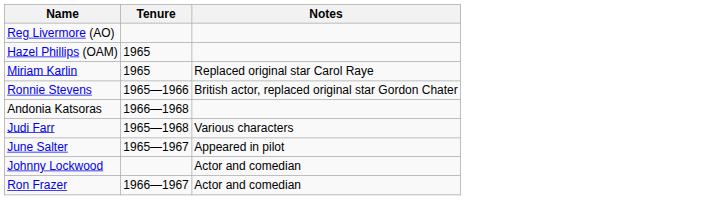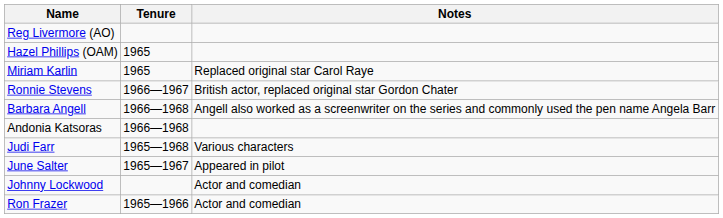(156, 90) 1965—1966 -> (156, 90) 1966—1967
+ row: (47, 109)
(156, 185) 1966—1967 -> (156, 204) 1965—1966
